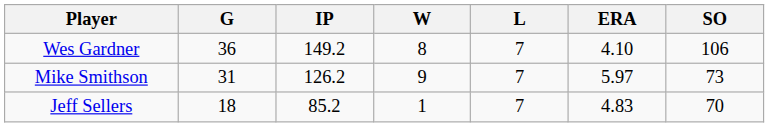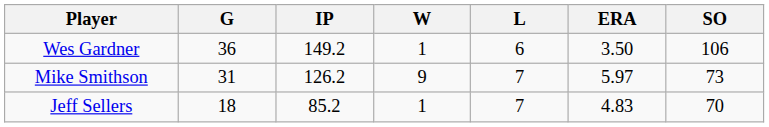(422, 48) 8 -> (422, 48) 1
(520, 48) 7 -> (520, 48) 6
(617, 48) 4.10 -> (617, 48) 3.50
